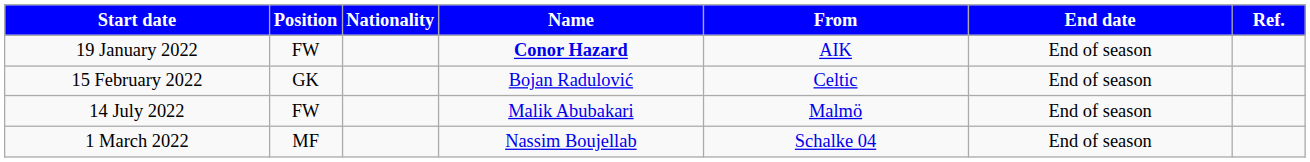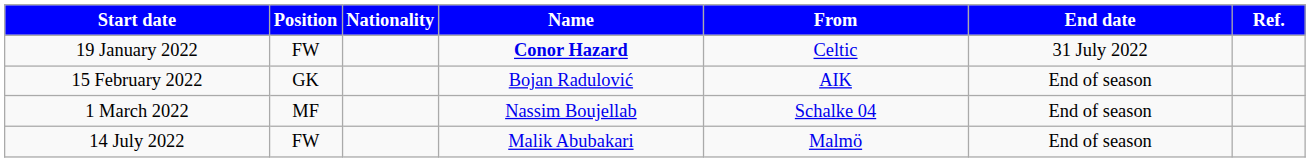(836, 50) AIK -> (836, 50) Celtic
(1100, 50) End of season -> (1100, 50) 31 July 2022
(836, 80) Celtic -> (836, 80) AIK
rows swapped: (137, 141) <-> (137, 111)
